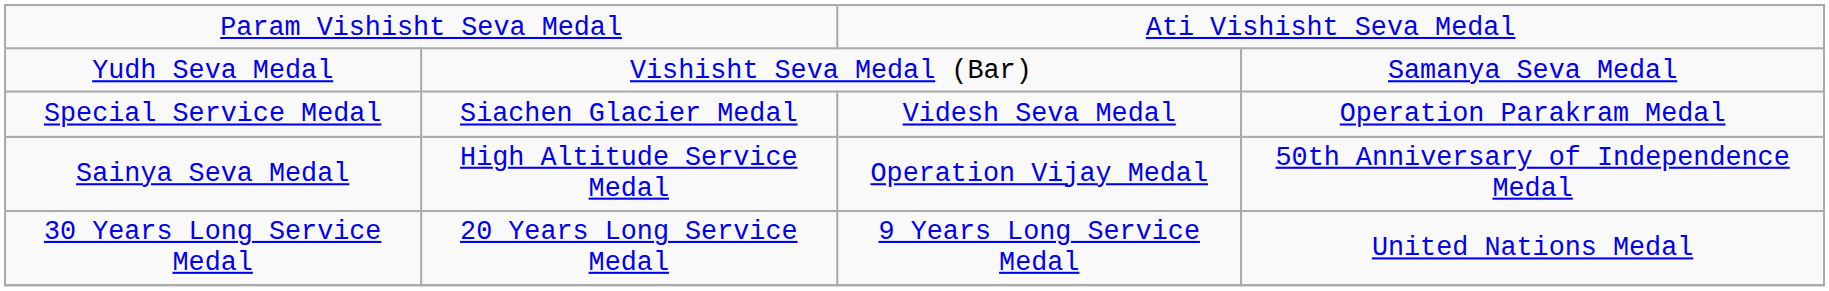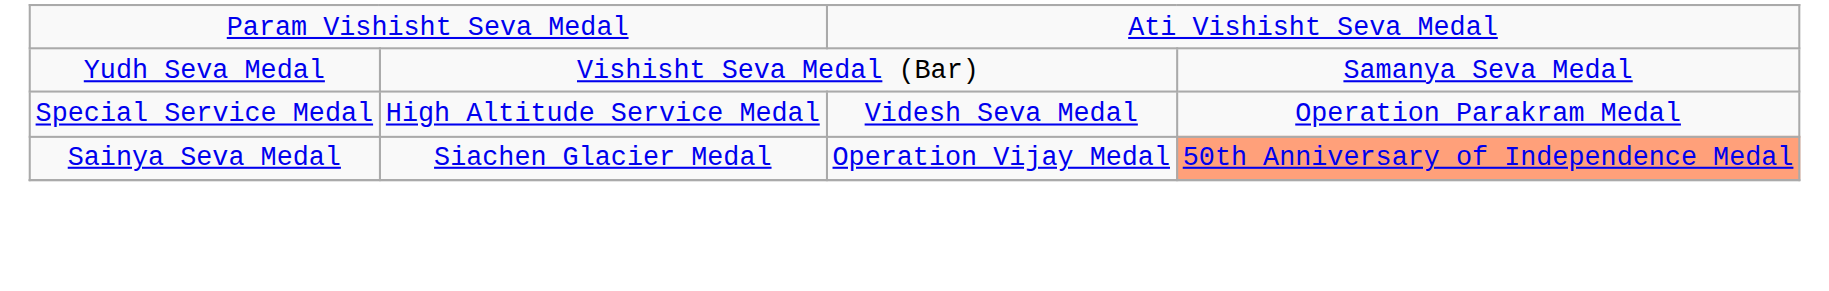(629, 114) Siachen Glacier Medal -> (603, 114) High Altitude Service Medal
(629, 173) High Altitude Service Medal -> (603, 158) Siachen Glacier Medal
(1533, 173) no background -> (1488, 158) lightsalmon background
- row: (213, 248)
